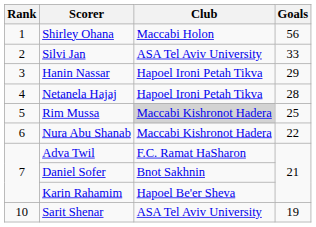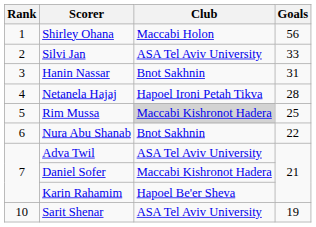(200, 73) Hapoel Ironi Petah Tikva -> (171, 73) Bnot Sakhnin
(293, 73) 29 -> (293, 73) 31
(204, 133) Maccabi Kishronot Hadera -> (171, 133) Bnot Sakhnin
(191, 152) F.C. Ramat HaSharon -> (199, 152) ASA Tel Aviv University
(171, 172) Bnot Sakhnin -> (204, 172) Maccabi Kishronot Hadera
